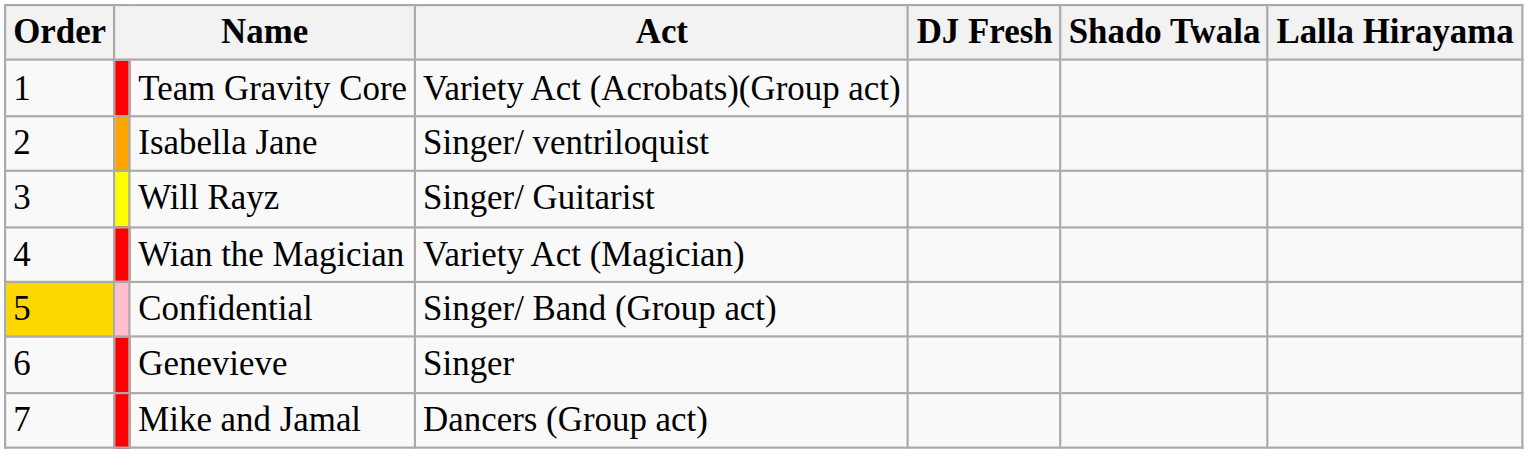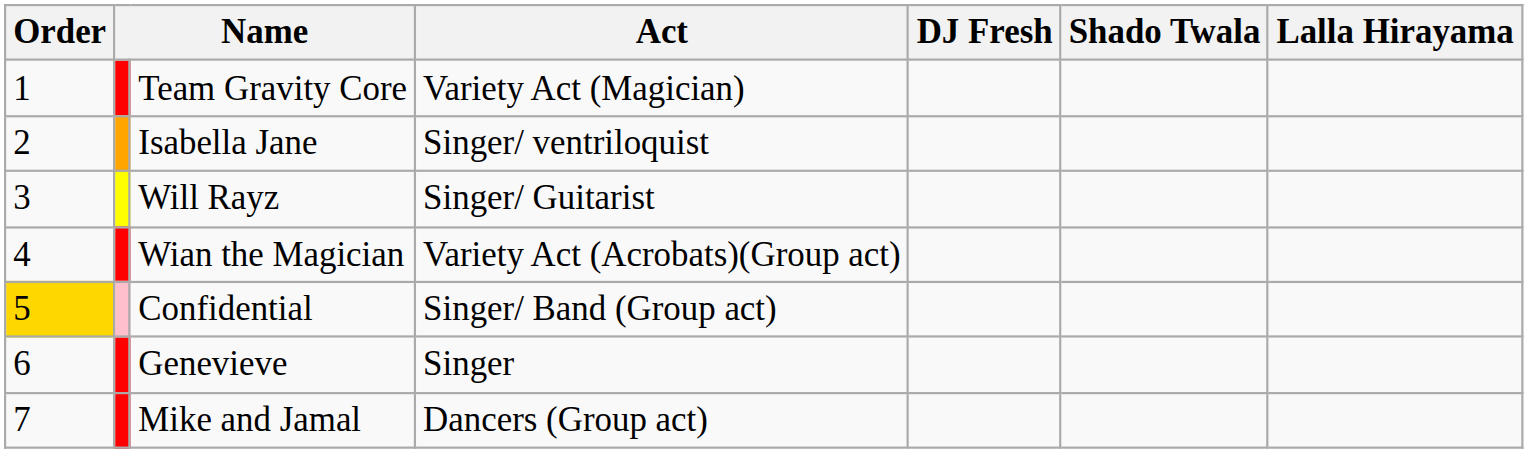(662, 87) Variety Act (Acrobats)(Group act) -> (584, 87) Variety Act (Magician)
(584, 253) Variety Act (Magician) -> (662, 253) Variety Act (Acrobats)(Group act)
